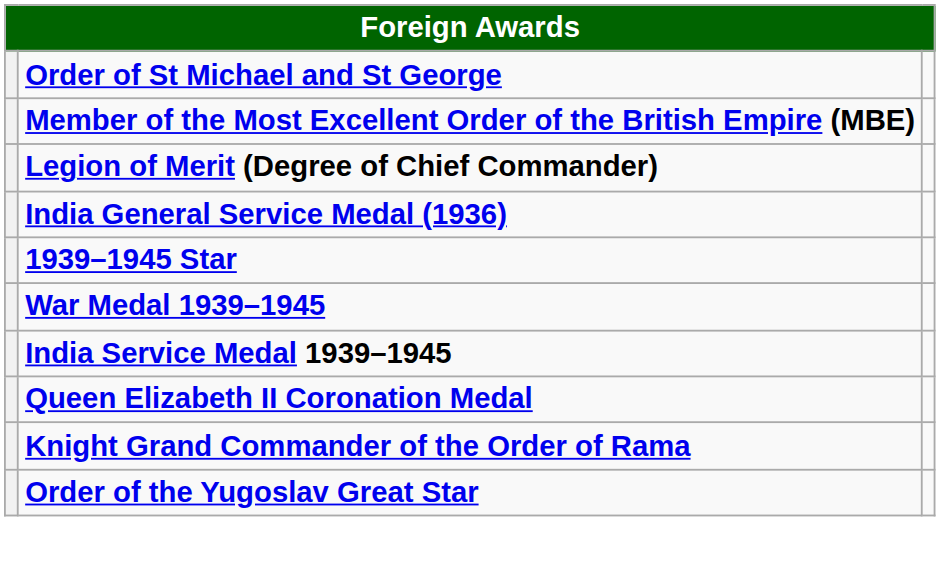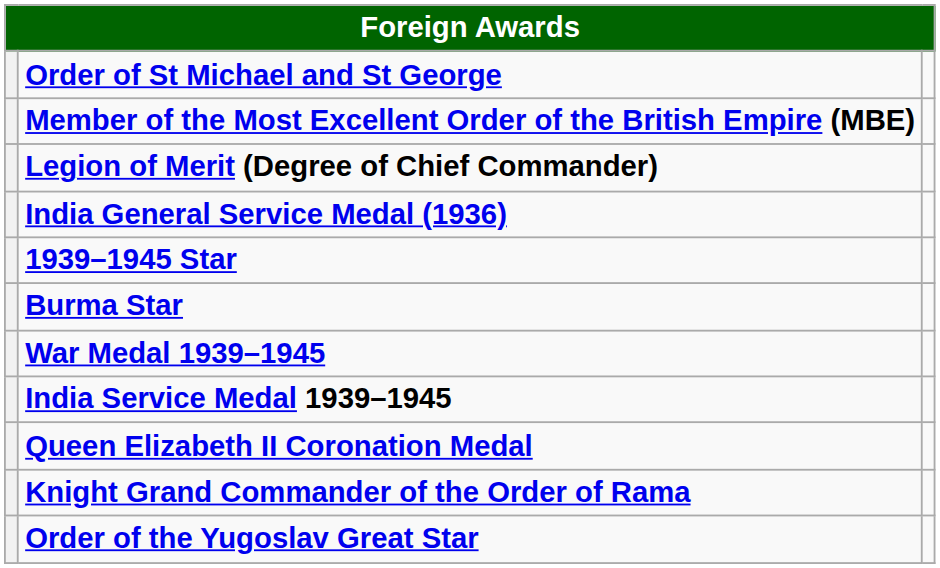+ row: (104, 306)
